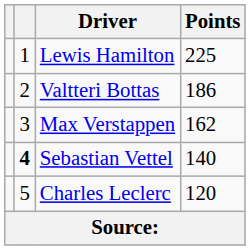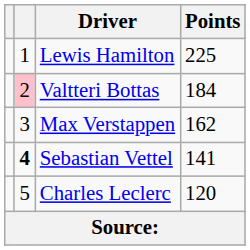(25, 89) no background -> (25, 89) pink background
(201, 89) 186 -> (201, 89) 184
(201, 158) 140 -> (201, 158) 141
